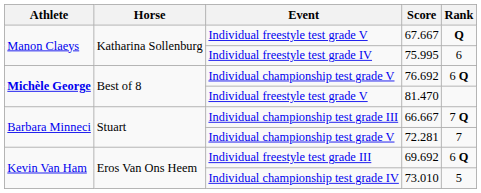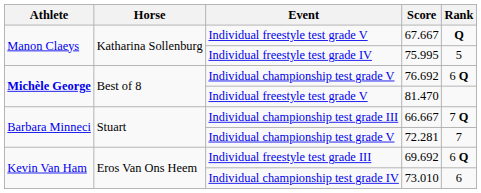(459, 55) 6 -> (459, 55) 5
(459, 178) 5 -> (459, 178) 6
